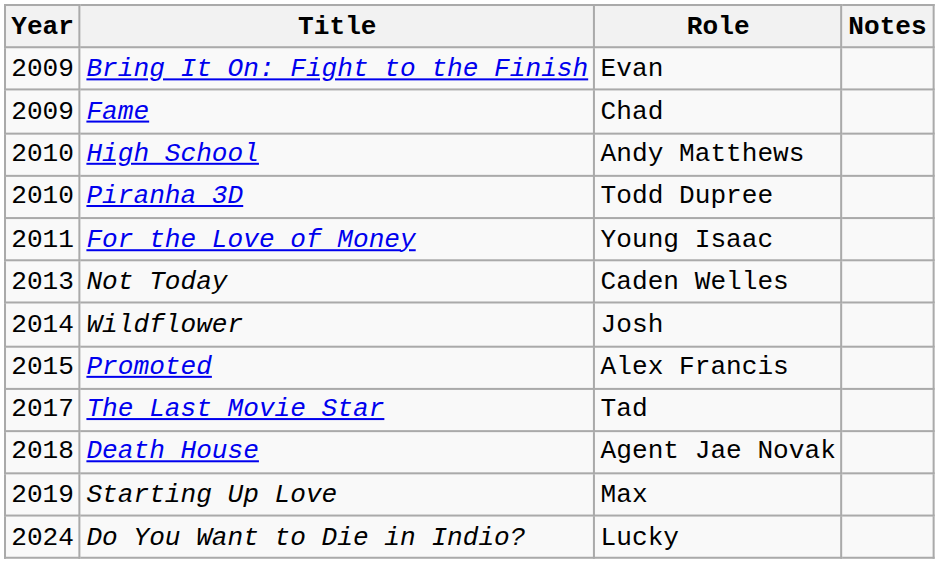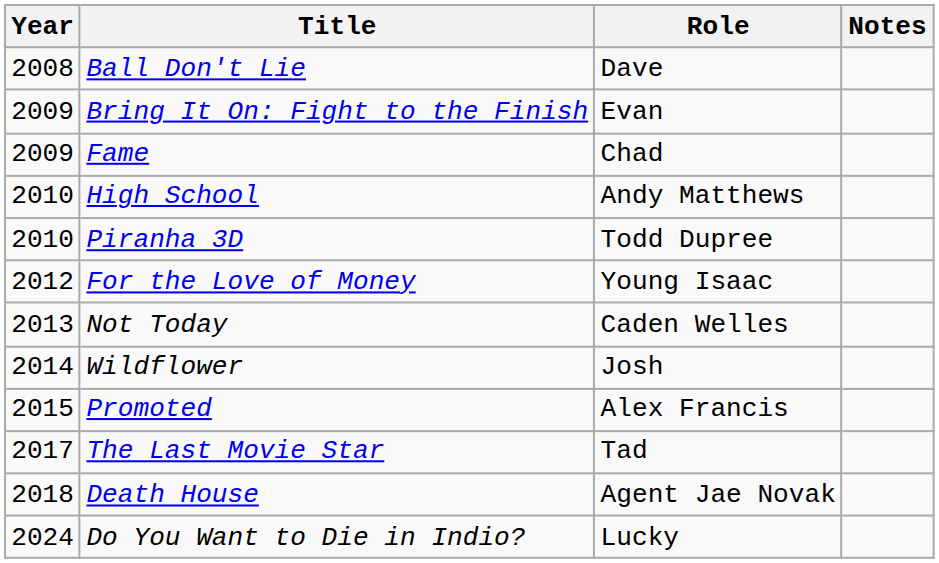+ row: (196, 69)
(43, 239) 2011 -> (43, 282) 2012
- row: (212, 495)
